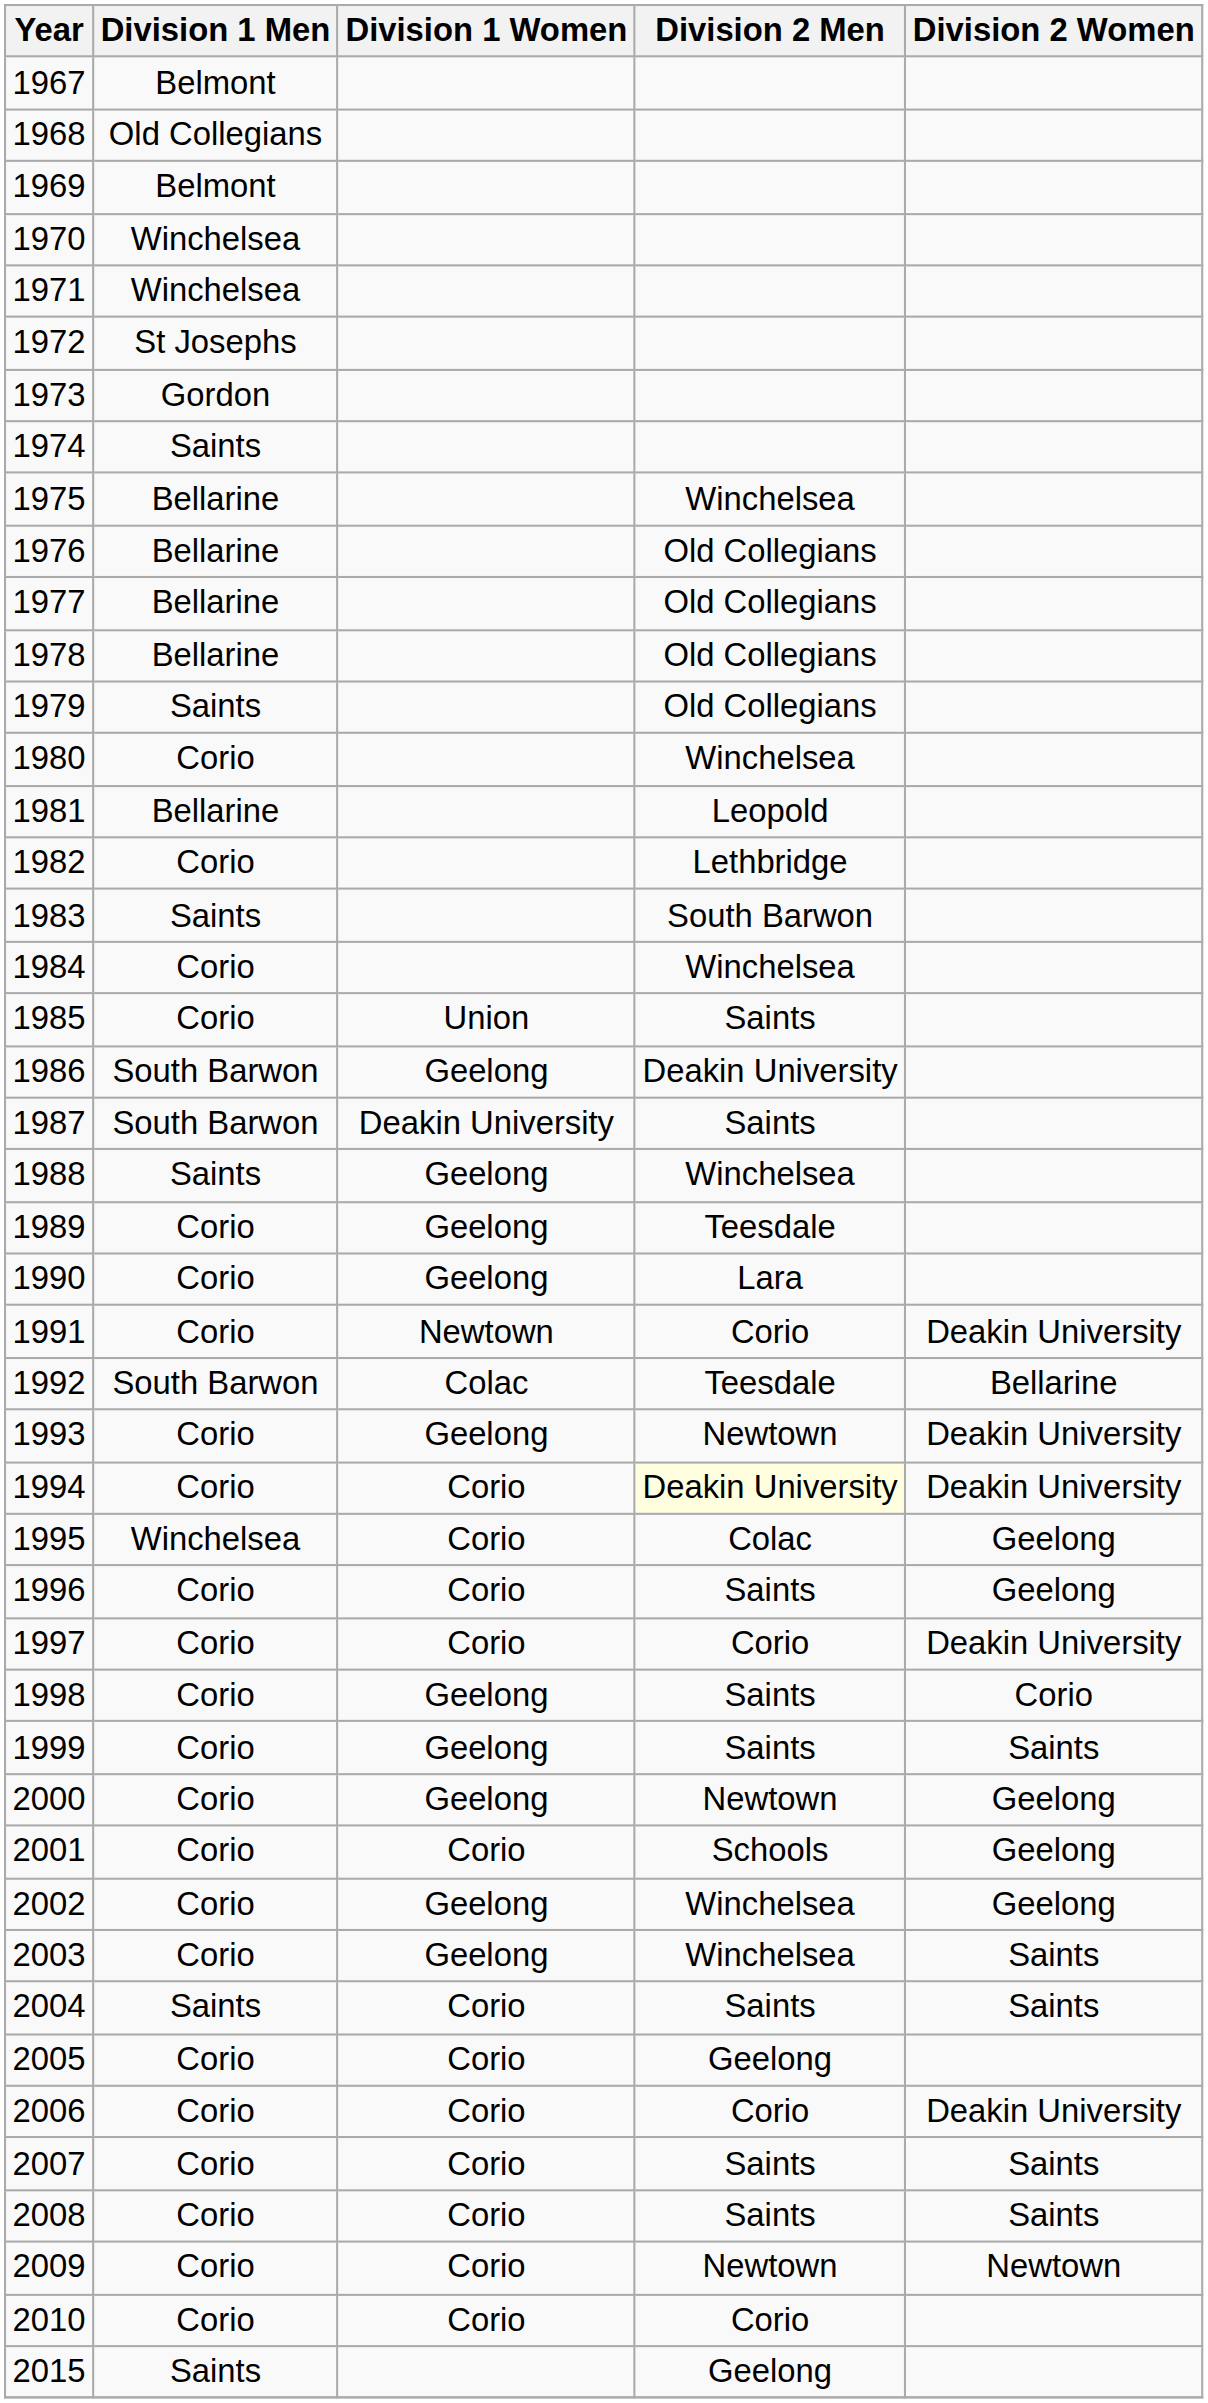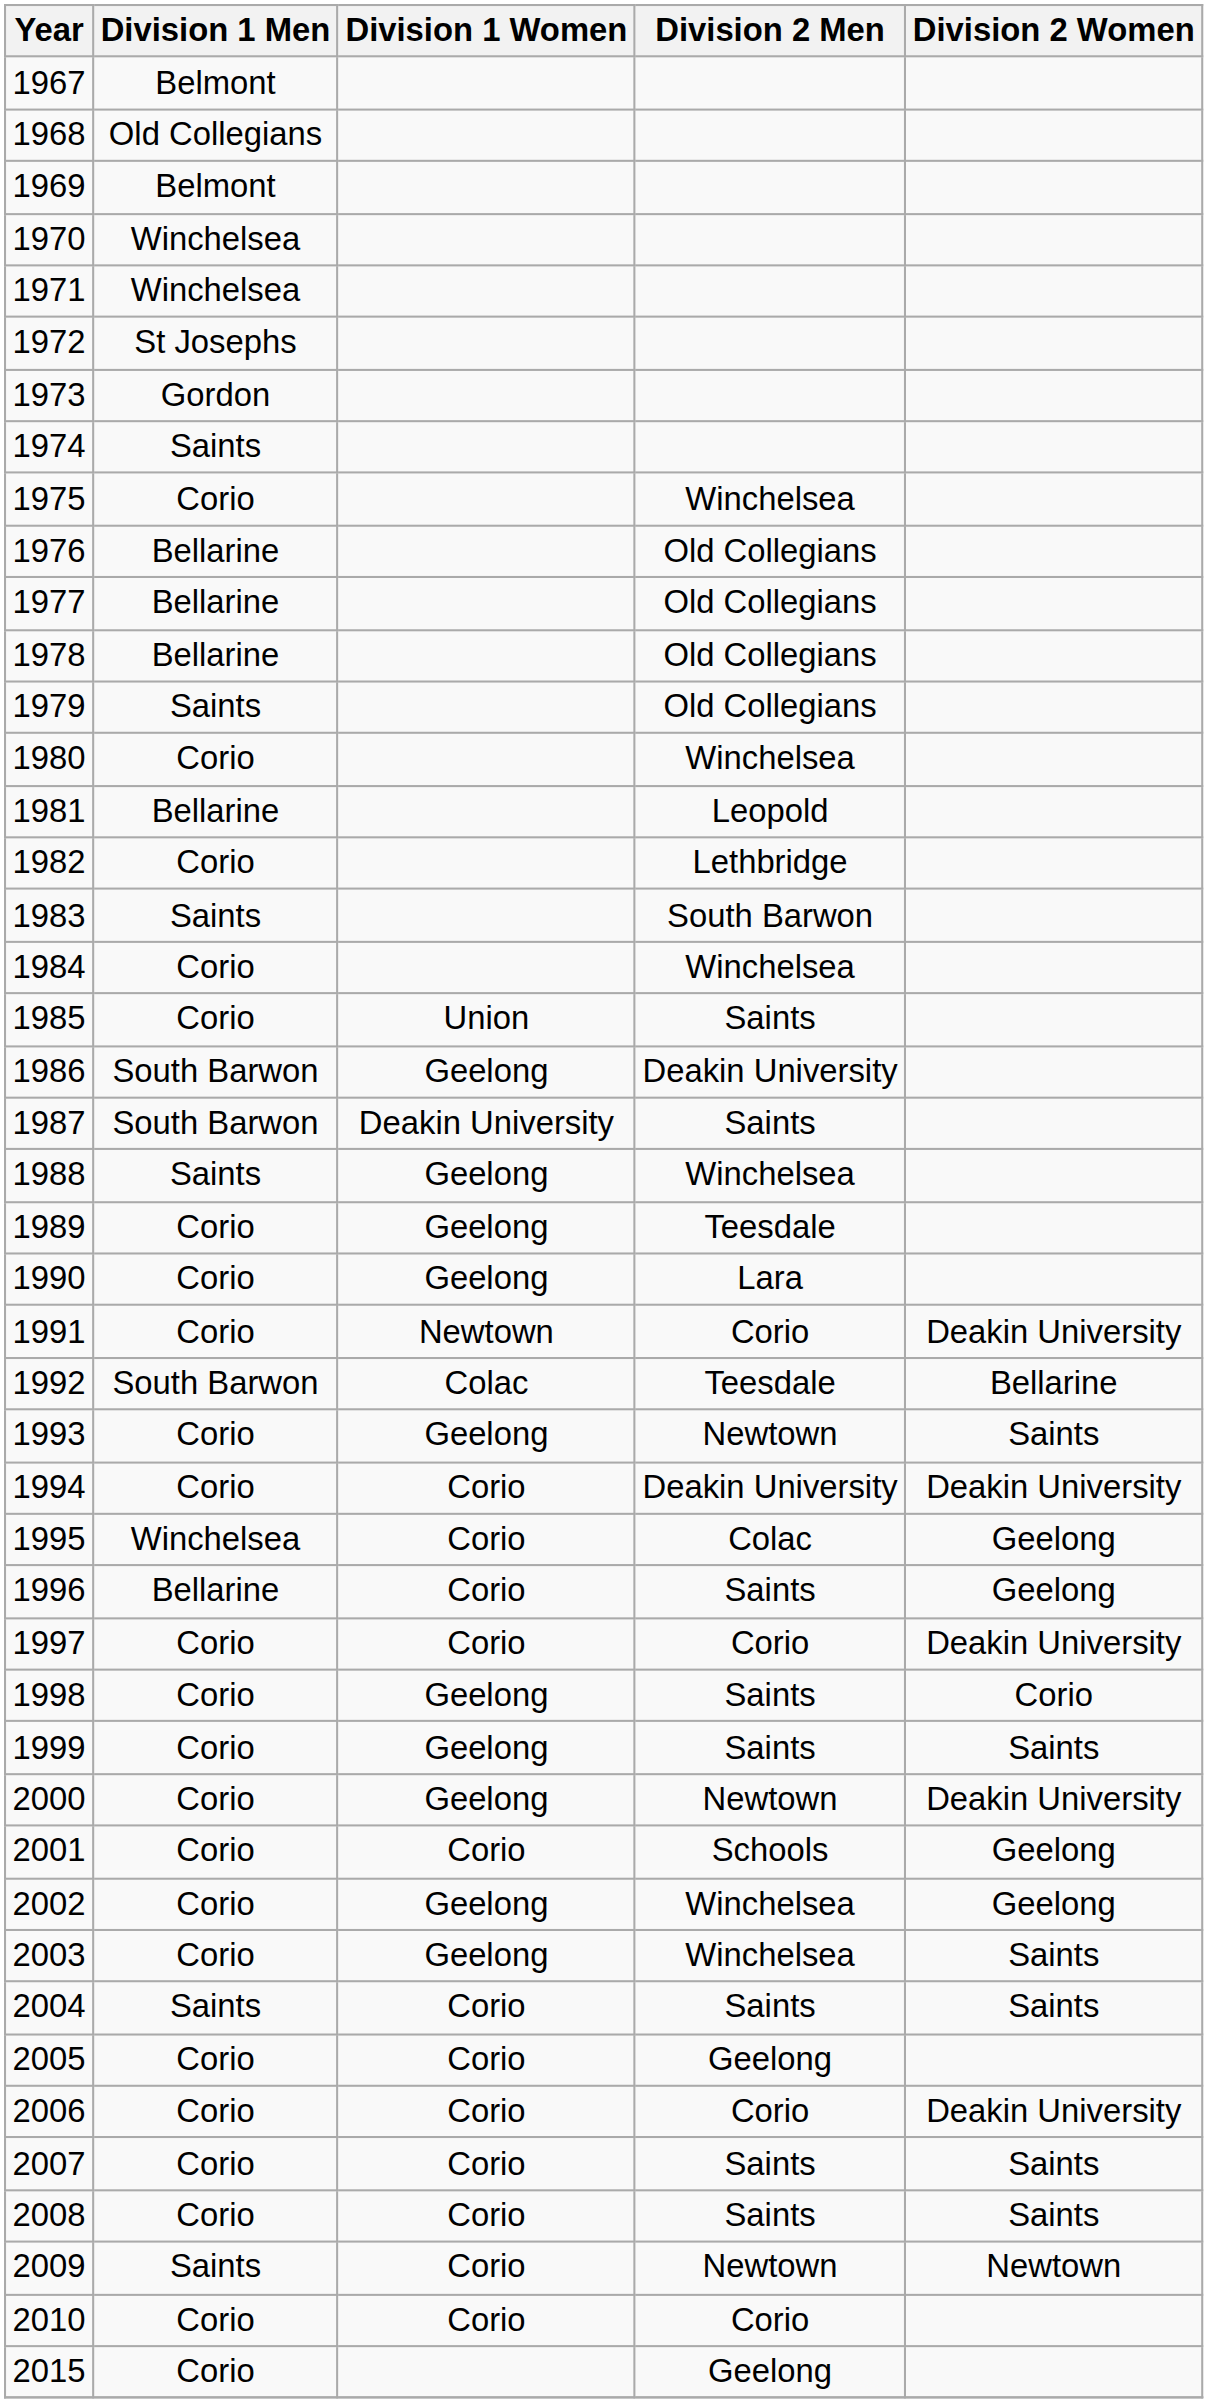(215, 498) Bellarine -> (215, 498) Corio
(1054, 1435) Deakin University -> (1054, 1435) Saints
(770, 1487) lightyellow background -> (770, 1487) no background
(215, 1591) Corio -> (215, 1591) Bellarine
(1054, 1799) Geelong -> (1054, 1799) Deakin University
(215, 2267) Corio -> (216, 2267) Saints
(216, 2371) Saints -> (215, 2371) Corio
